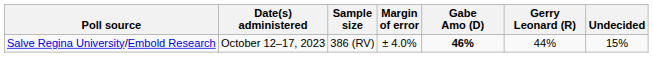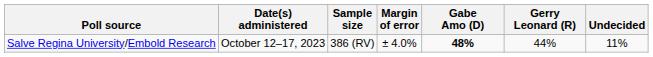(463, 43) 46% -> (463, 43) 48%
(617, 43) 15% -> (617, 43) 11%
